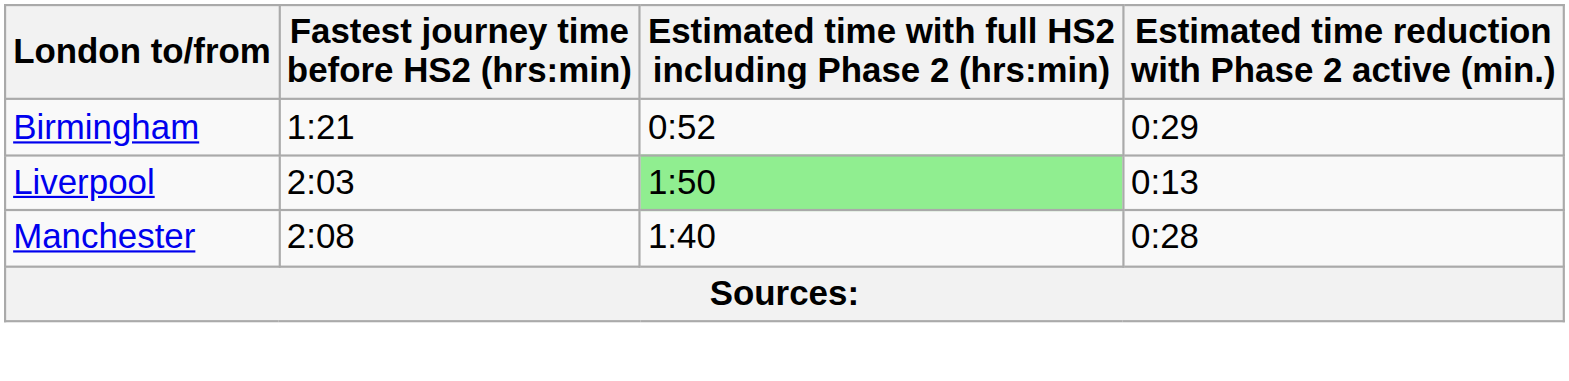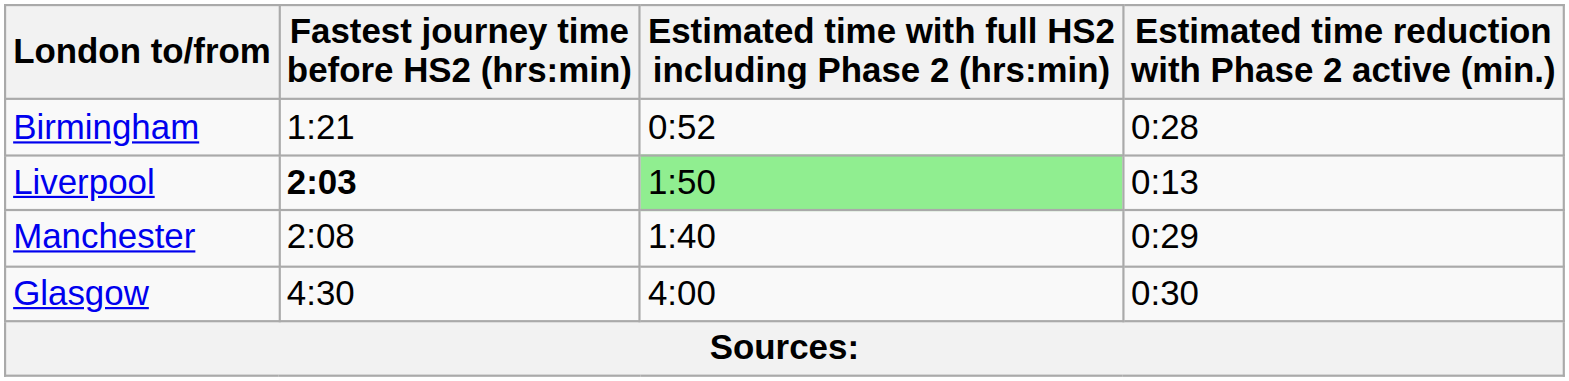(1165, 126) 0:29 -> (1165, 126) 0:28
(321, 182) normal -> (322, 182) bold
(1165, 237) 0:28 -> (1165, 237) 0:29
+ row: (81, 292)
